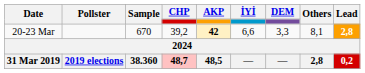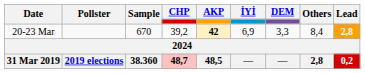(248, 31) 6,6 -> (248, 31) 6,9
(317, 31) 8,1 -> (317, 31) 8,4
